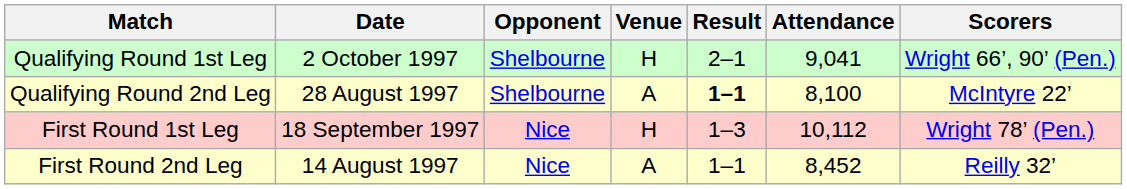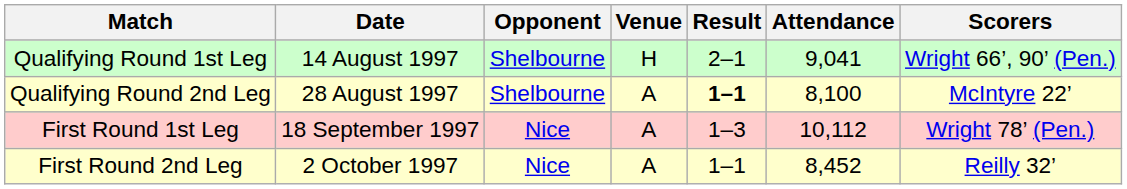(380, 58) 2 October 1997 -> (380, 58) 14 August 1997
(649, 129) H -> (649, 129) A
(380, 165) 14 August 1997 -> (380, 165) 2 October 1997
